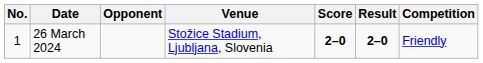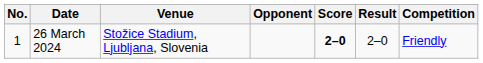columns swapped: (240, 14) <-> (133, 14)
(377, 41) bold -> (377, 41) normal
